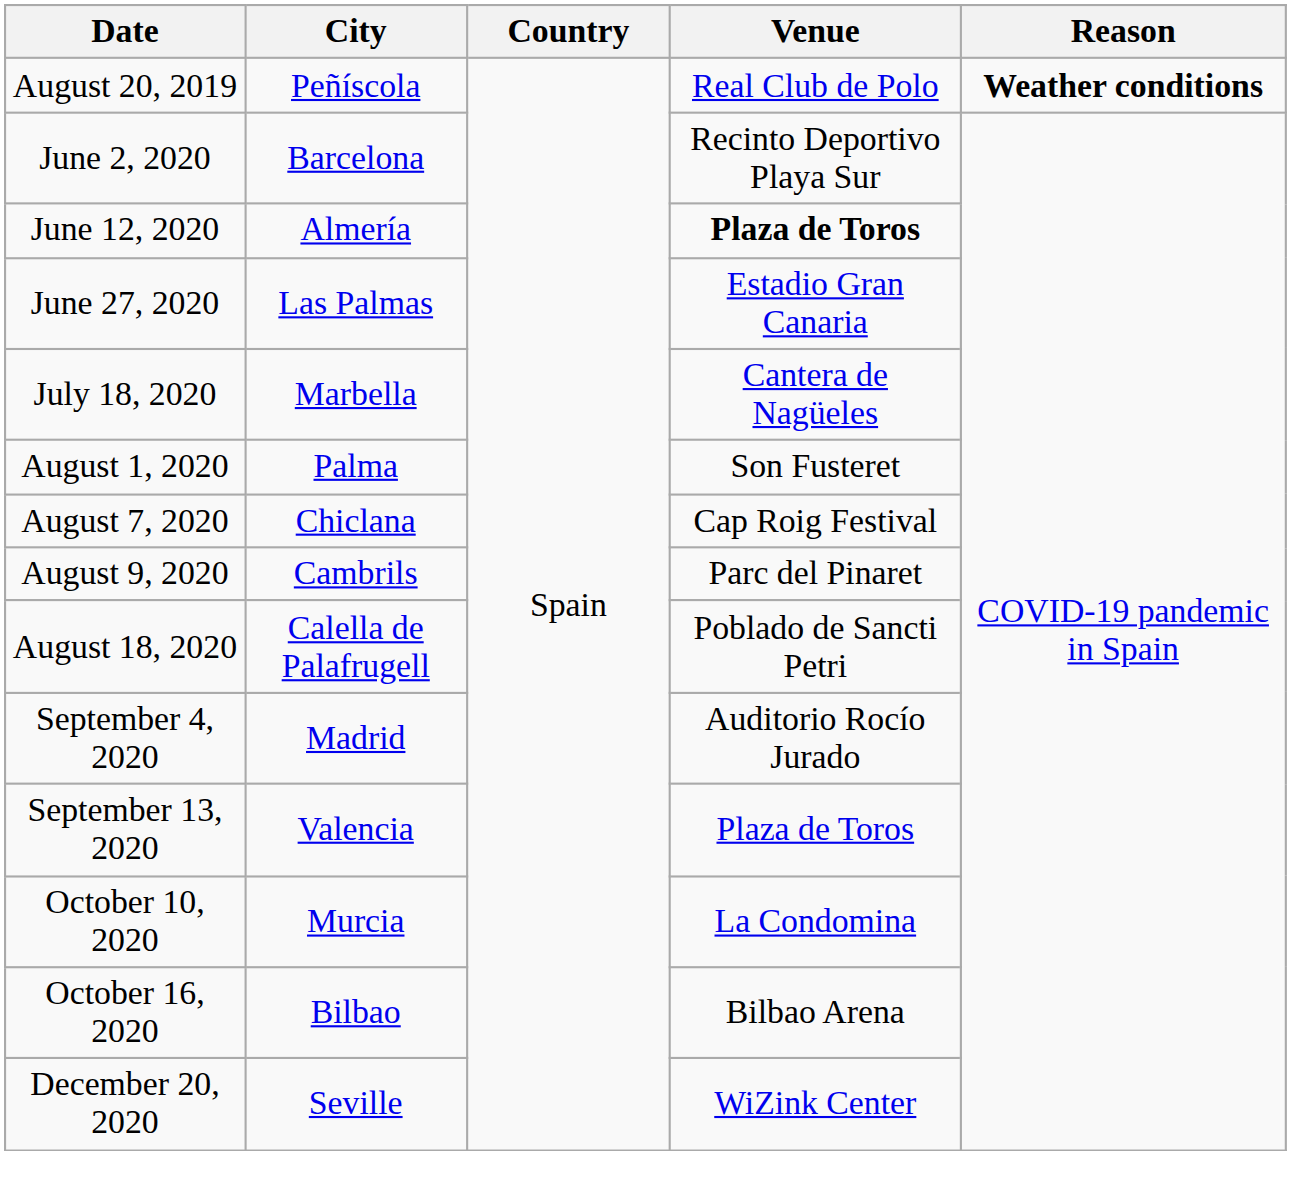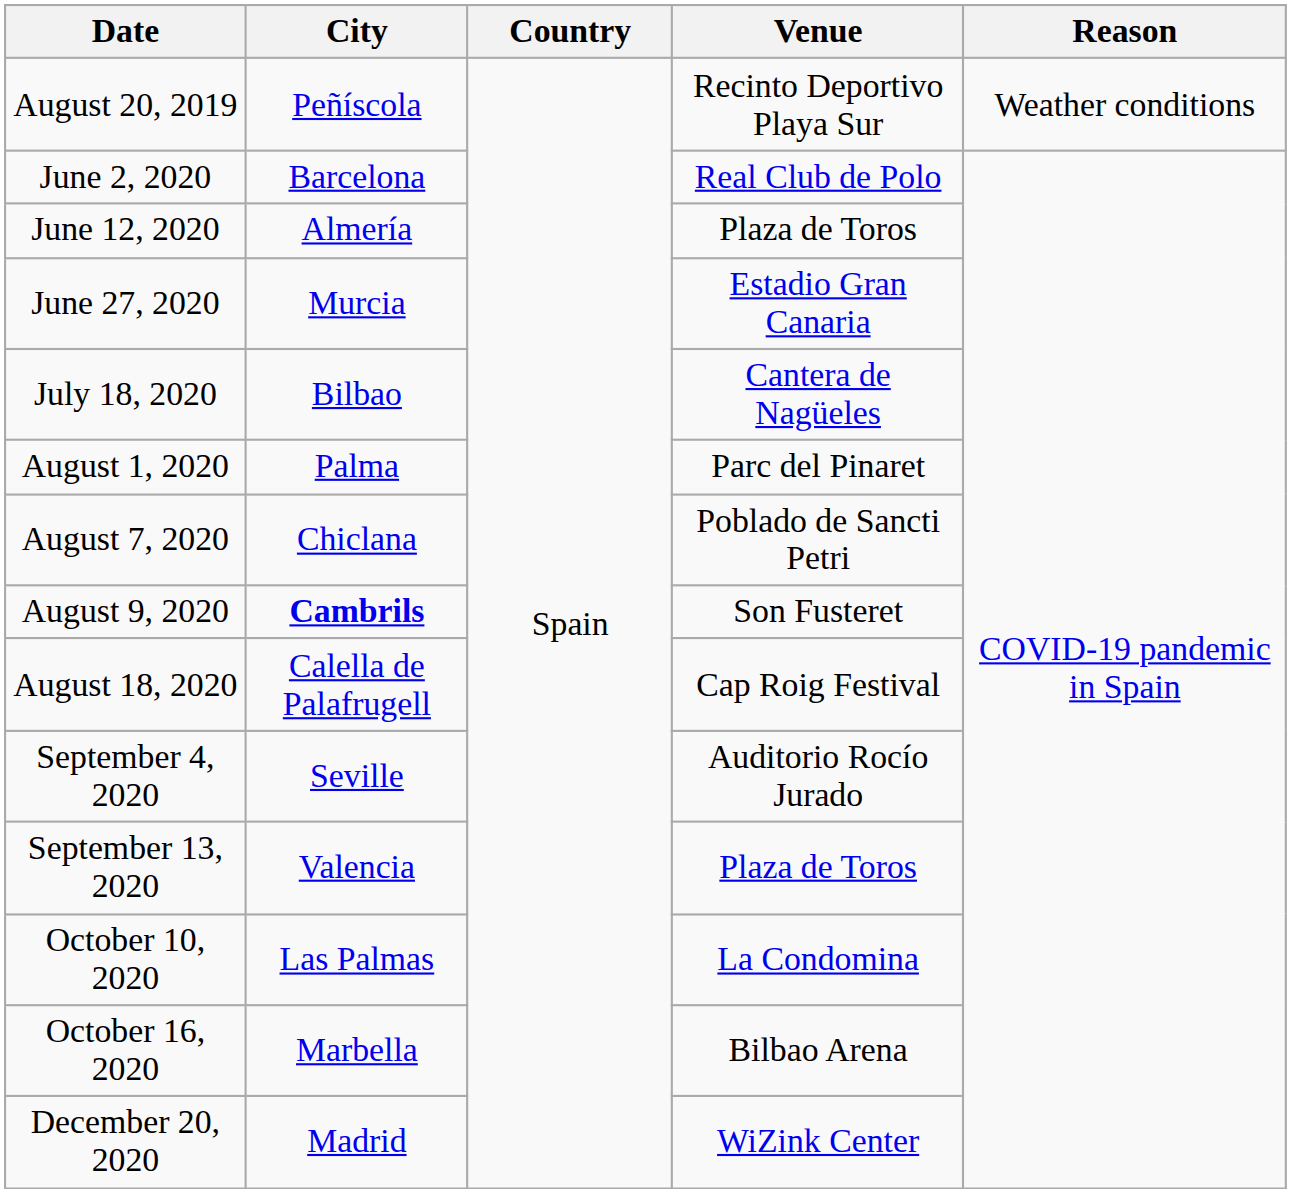(815, 84) Real Club de Polo -> (818, 103) Recinto Deportivo Playa Sur
(1123, 84) bold -> (1125, 103) normal
(815, 157) Recinto Deportivo Playa Sur -> (818, 176) Real Club de Polo
(815, 229) bold -> (818, 229) normal
(356, 302) Las Palmas -> (357, 302) Murcia
(356, 393) Marbella -> (357, 393) Bilbao
(815, 466) Son Fusteret -> (818, 466) Parc del Pinaret
(815, 519) Cap Roig Festival -> (818, 538) Poblado de Sancti Petri
(356, 573) normal -> (357, 611) bold
(815, 573) Parc del Pinaret -> (818, 611) Son Fusteret
(815, 646) Poblado de Sancti Petri -> (818, 684) Cap Roig Festival
(356, 737) Madrid -> (357, 775) Seville
(356, 920) Murcia -> (357, 958) Las Palmas
(356, 1012) Bilbao -> (357, 1050) Marbella
(356, 1103) Seville -> (357, 1141) Madrid
